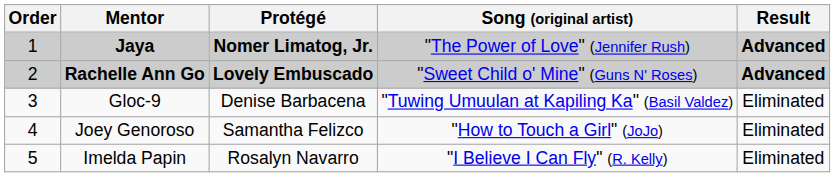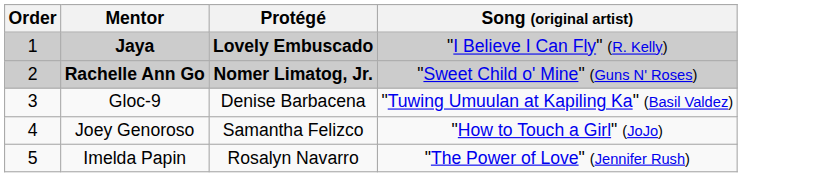- column: (783, 18)
(293, 46) Nomer Limatog, Jr. -> (293, 46) Lovely Embuscado
(557, 46) "The Power of Love" (Jennifer Rush) -> (557, 46) "I Believe I Can Fly" (R. Kelly)
(293, 74) Lovely Embuscado -> (293, 74) Nomer Limatog, Jr.
(557, 158) "I Believe I Can Fly" (R. Kelly) -> (557, 158) "The Power of Love" (Jennifer Rush)
